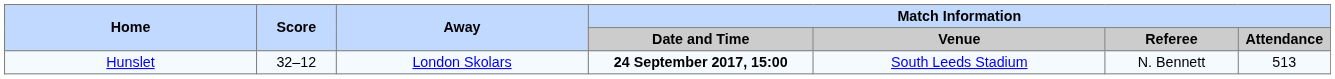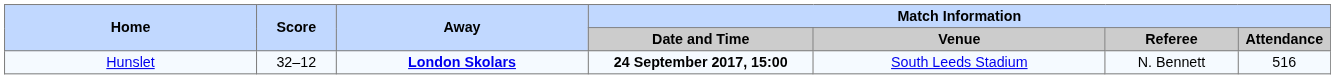(462, 62) normal -> (462, 62) bold
(1284, 62) 513 -> (1284, 62) 516
